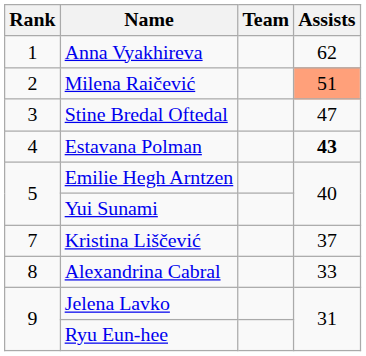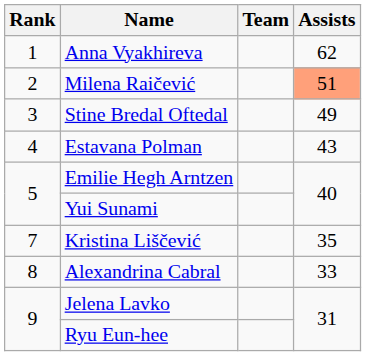(327, 114) 47 -> (327, 114) 49
(327, 146) bold -> (327, 146) normal
(327, 240) 37 -> (327, 240) 35
